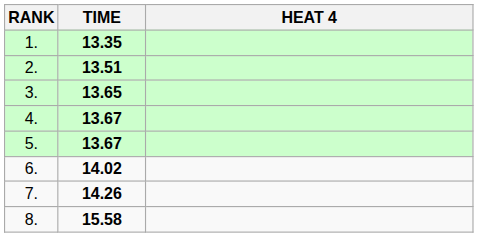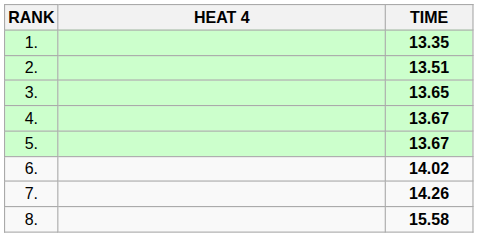columns swapped: (309, 18) <-> (102, 18)
